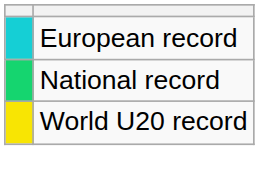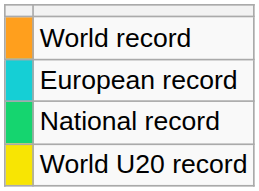+ row: (116, 37)
